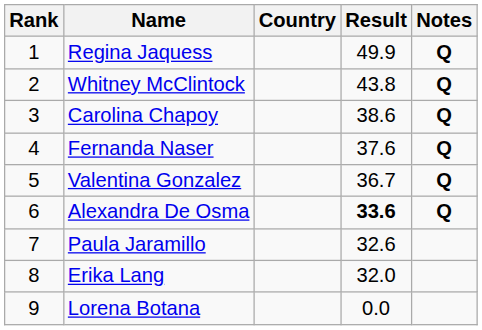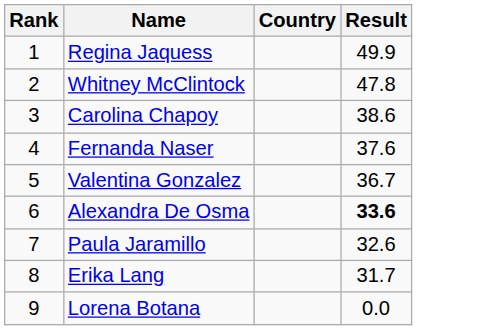- column: (444, 20)
(376, 84) 43.8 -> (376, 84) 47.8
(376, 276) 32.0 -> (376, 276) 31.7
